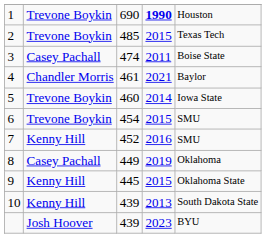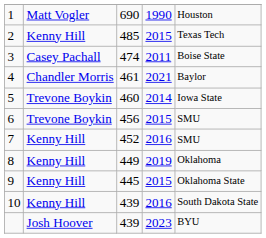(69, 14) Trevone Boykin -> (58, 14) Matt Vogler
(159, 14) bold -> (159, 14) normal
(69, 35) Trevone Boykin -> (56, 35) Kenny Hill
(130, 118) 454 -> (130, 118) 456
(64, 160) Casey Pachall -> (56, 160) Kenny Hill
(159, 202) 2013 -> (159, 202) 2016
